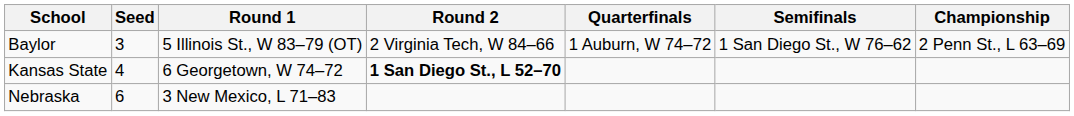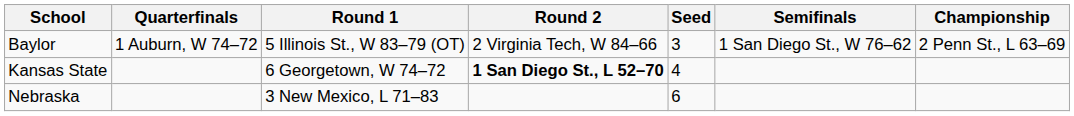columns swapped: (135, 17) <-> (640, 17)
